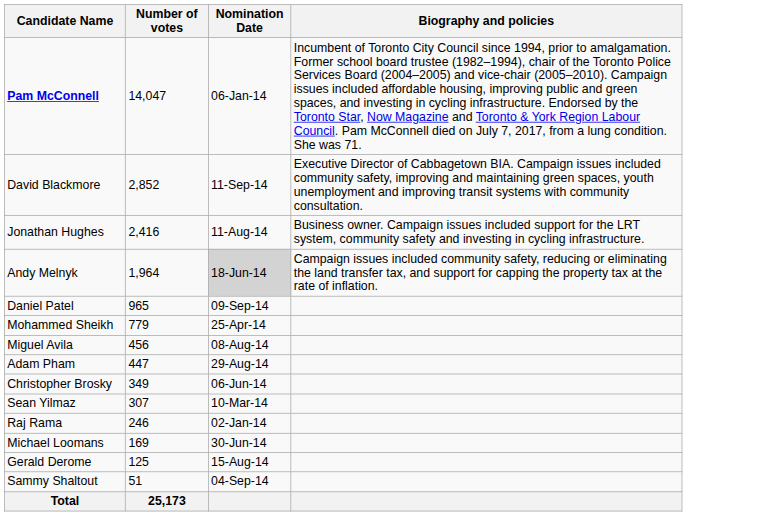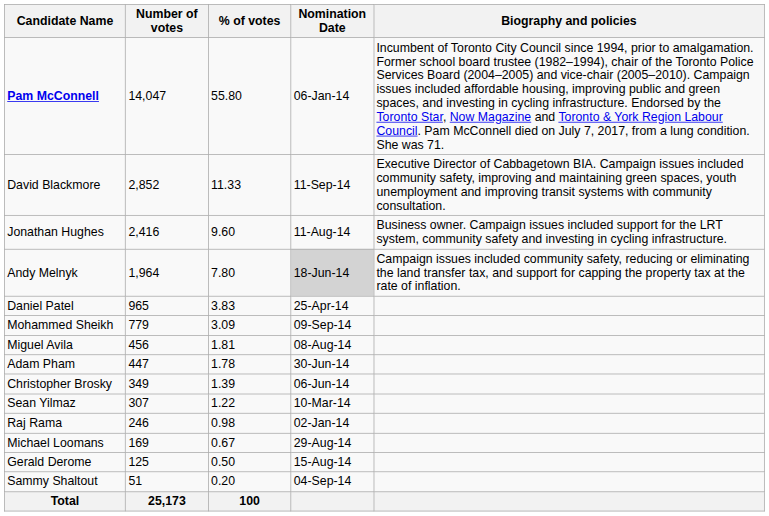+ column: (250, 21)
(240, 306) 09-Sep-14 -> (321, 306) 25-Apr-14
(238, 325) 25-Apr-14 -> (323, 325) 09-Sep-14
(240, 364) 29-Aug-14 -> (321, 364) 30-Jun-14
(239, 442) 30-Jun-14 -> (323, 442) 29-Aug-14
